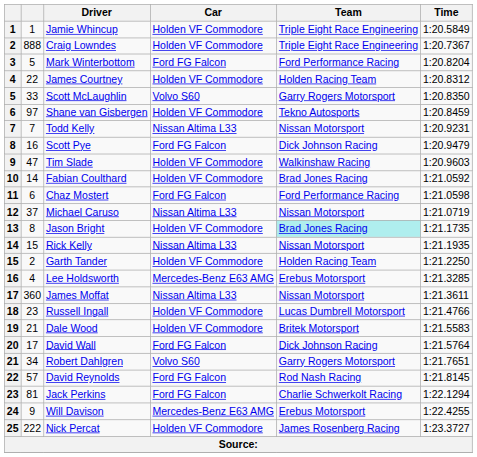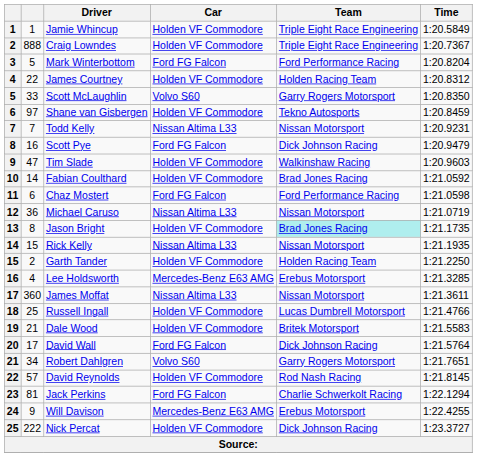(32, 212) 37 -> (32, 212) 36
(32, 312) 23 -> (32, 312) 25
(189, 378) Ford FG Falcon -> (208, 378) Holden VF Commodore
(339, 428) James Rosenberg Racing -> (328, 428) Dick Johnson Racing
